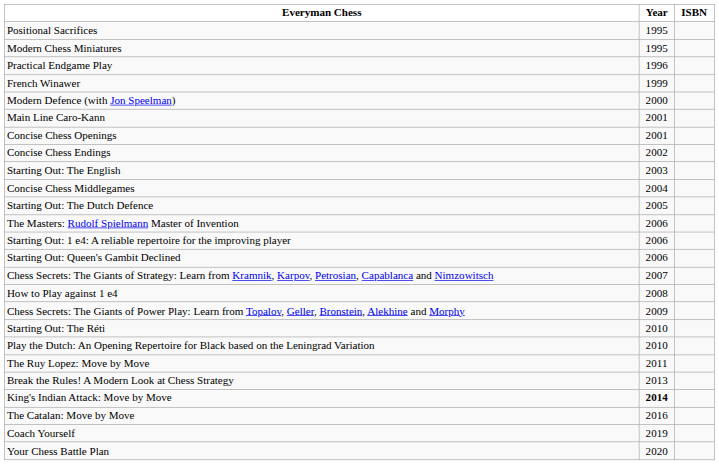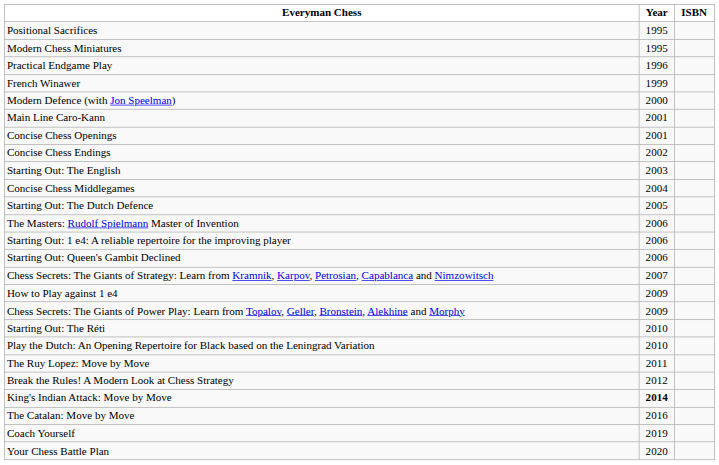(657, 293) 2008 -> (657, 293) 2009
(657, 380) 2013 -> (657, 380) 2012
